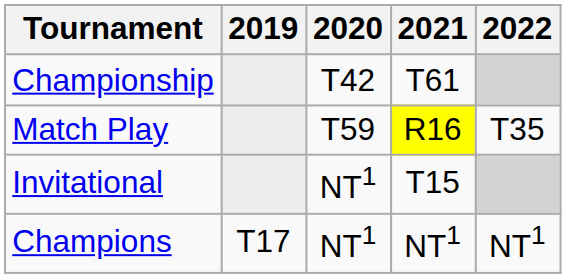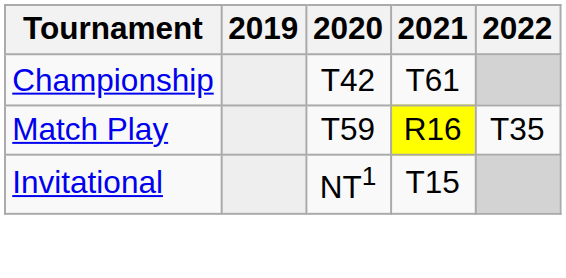- row: (92, 242)
